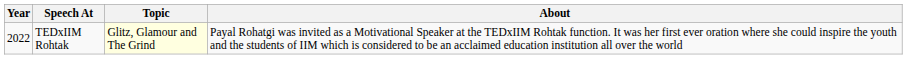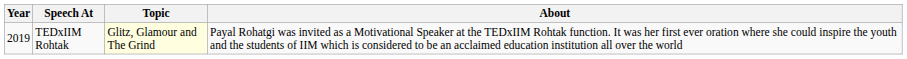(19, 38) 2022 -> (19, 38) 2019
